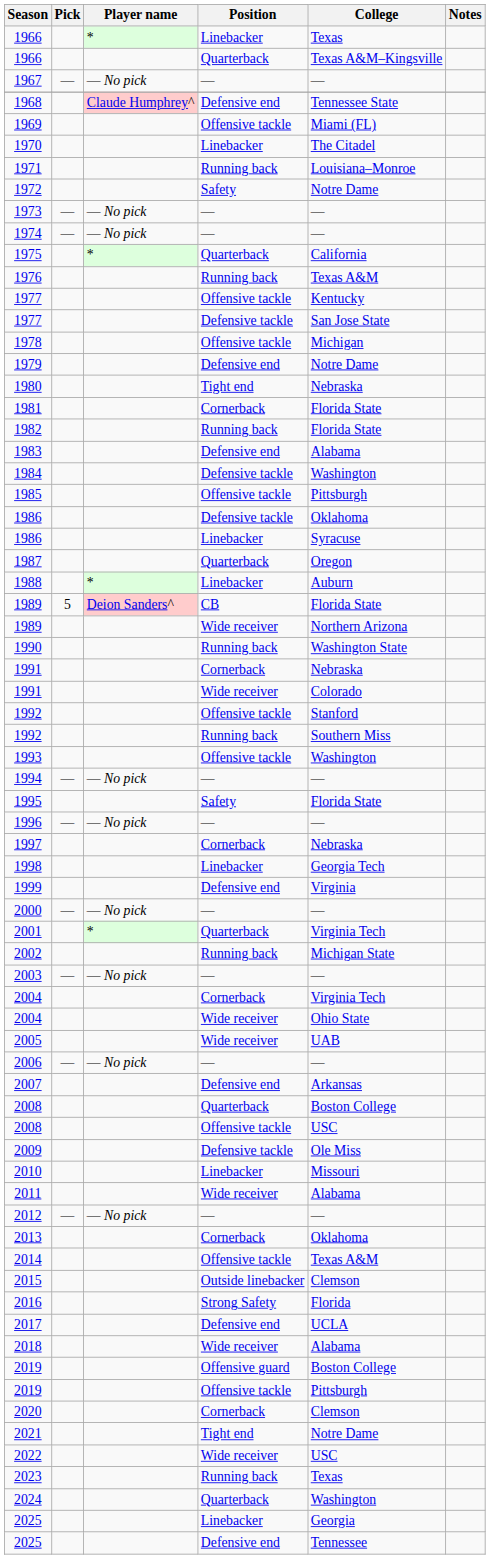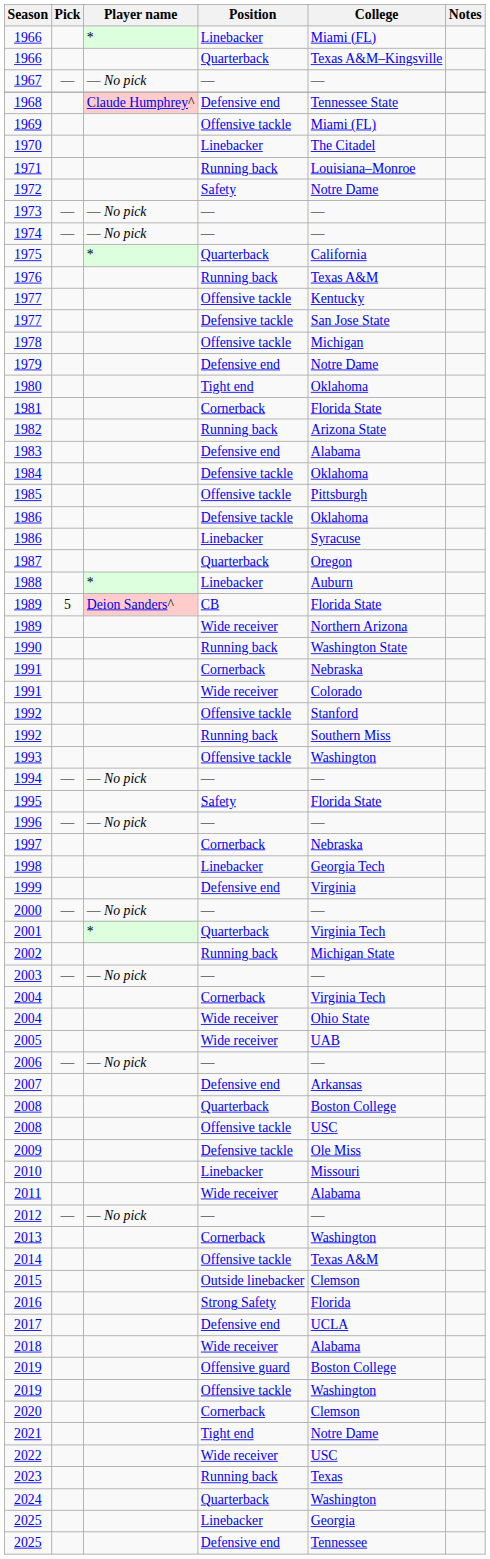(327, 37) Texas -> (343, 37) Miami (FL)
(337, 386) Nebraska -> (339, 386) Oklahoma
(346, 430) Florida State -> (348, 430) Arizona State
(343, 473) Washington -> (339, 473) Oklahoma
(339, 1237) Oklahoma -> (343, 1237) Washington
(339, 1390) Pittsburgh -> (343, 1390) Washington
